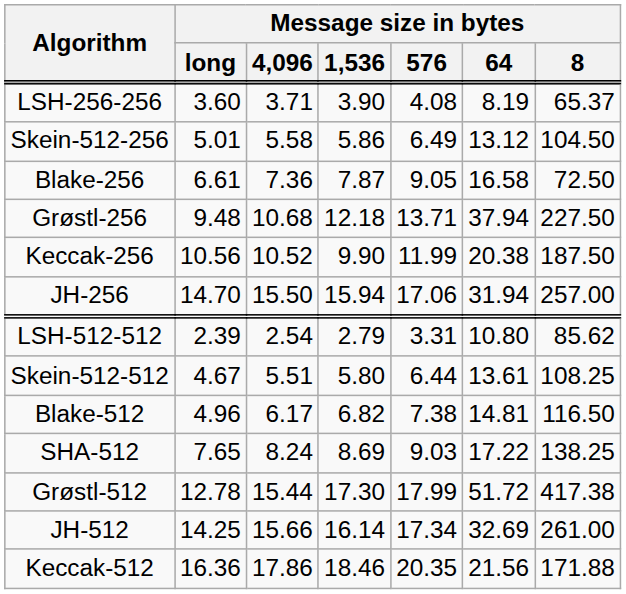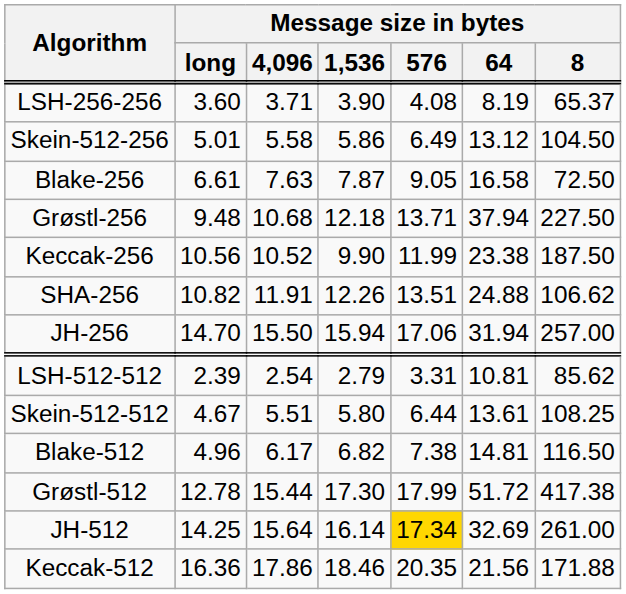(289, 179) 7.36 -> (289, 179) 7.63
(499, 256) 20.38 -> (499, 256) 23.38
+ row: (90, 295)
(499, 336) 10.80 -> (499, 375) 10.81
- row: (90, 452)
(282, 529) 15.66 -> (282, 529) 15.64
(427, 529) no background -> (427, 529) gold background
